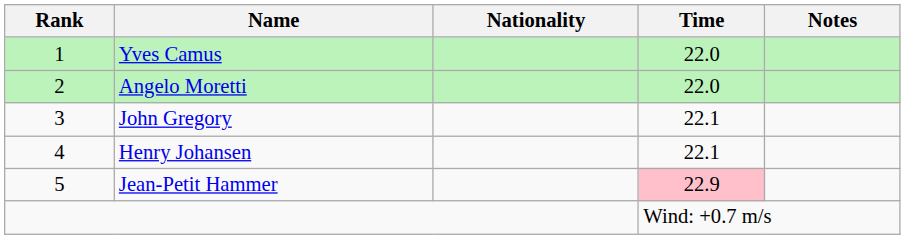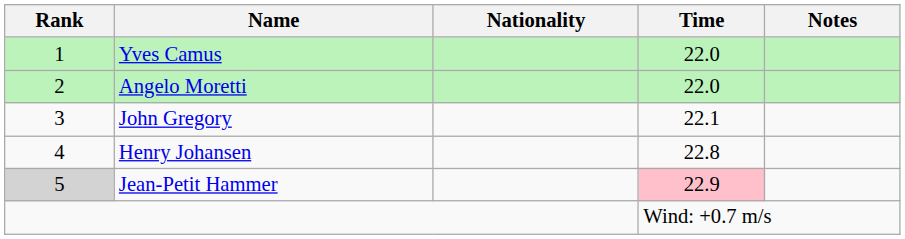(702, 151) 22.1 -> (702, 151) 22.8
(59, 184) no background -> (59, 184) lightgrey background
